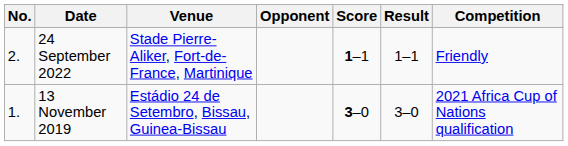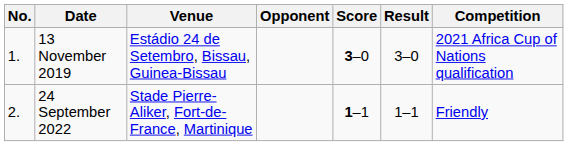rows swapped: (72, 112) <-> (74, 56)
